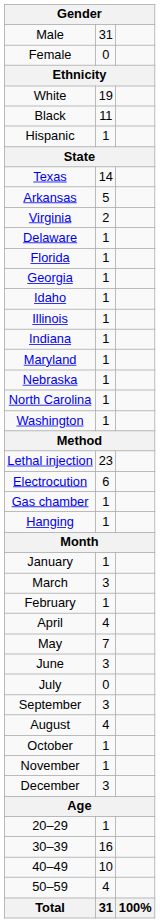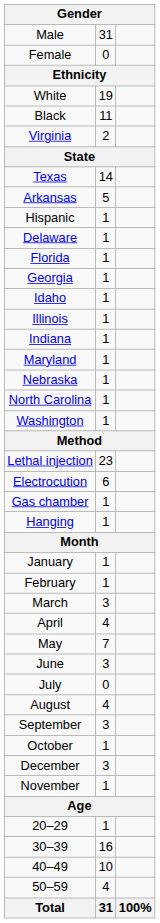rows swapped: (50, 136) <-> (50, 217)
rows swapped: (50, 603) <-> (50, 583)
rows swapped: (50, 725) <-> (50, 704)
rows swapped: (50, 765) <-> (50, 786)
